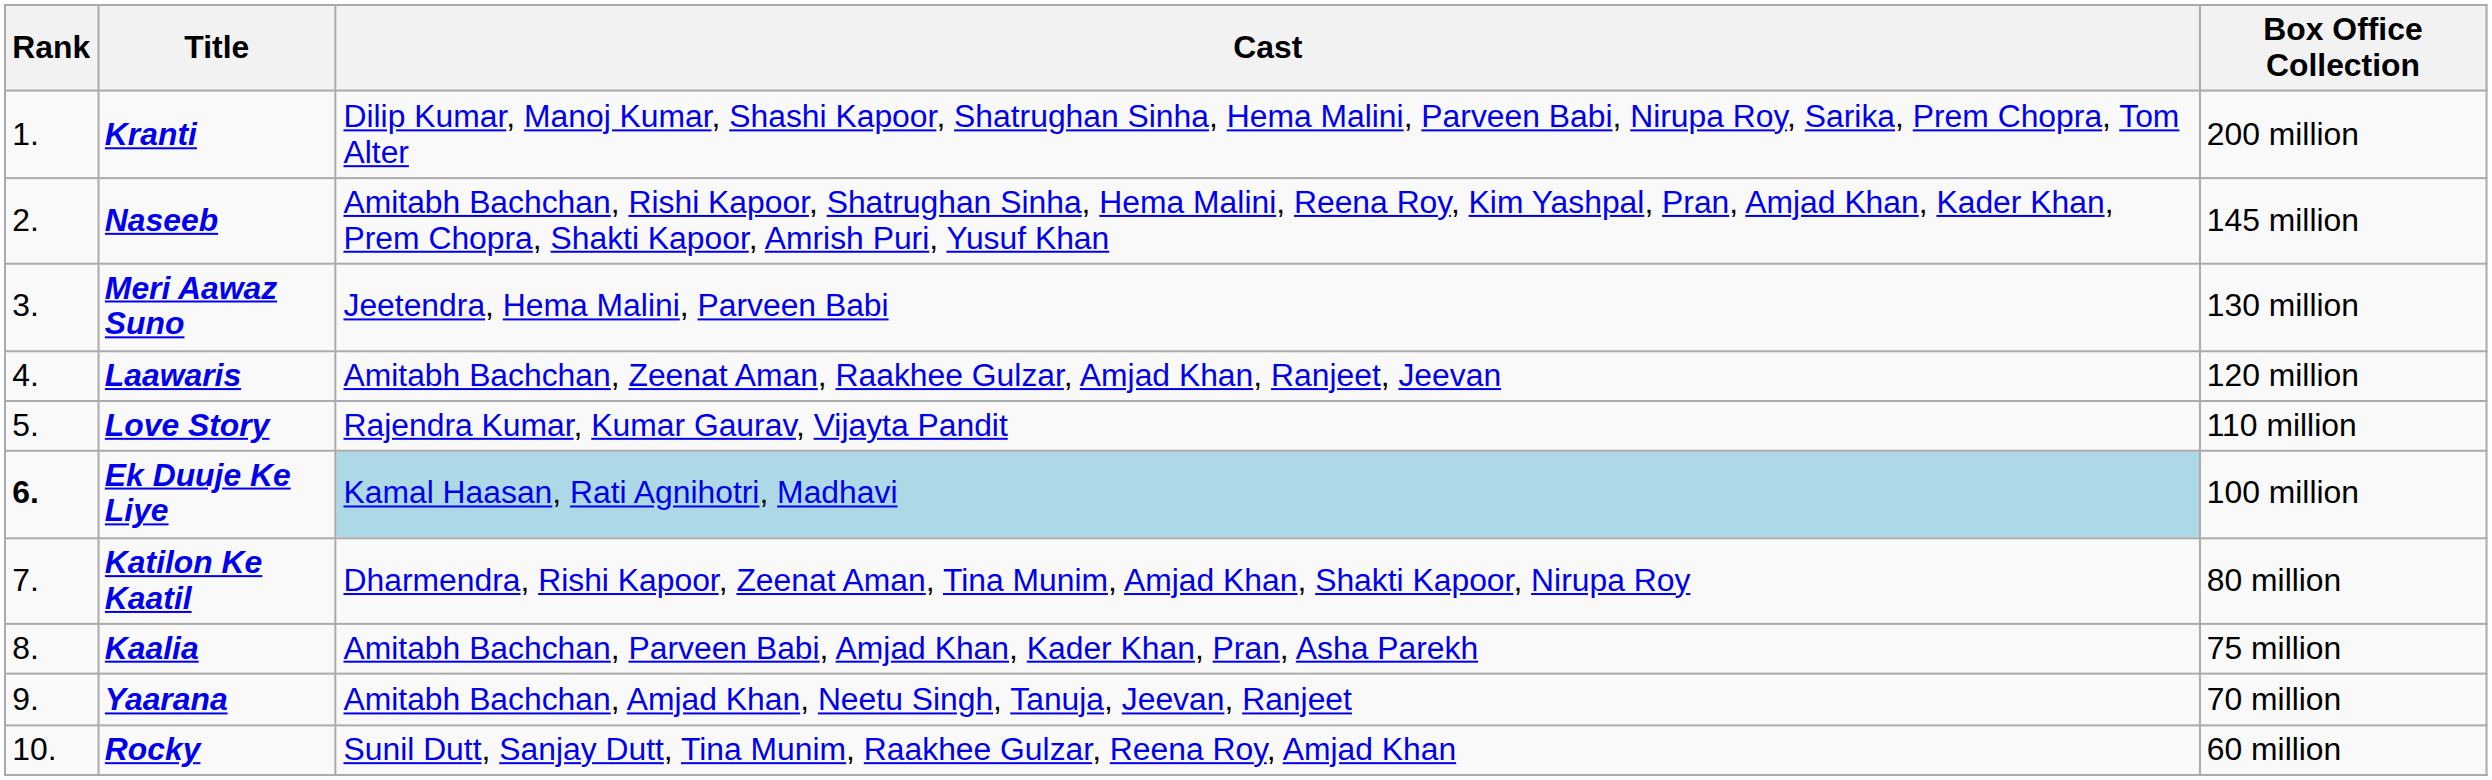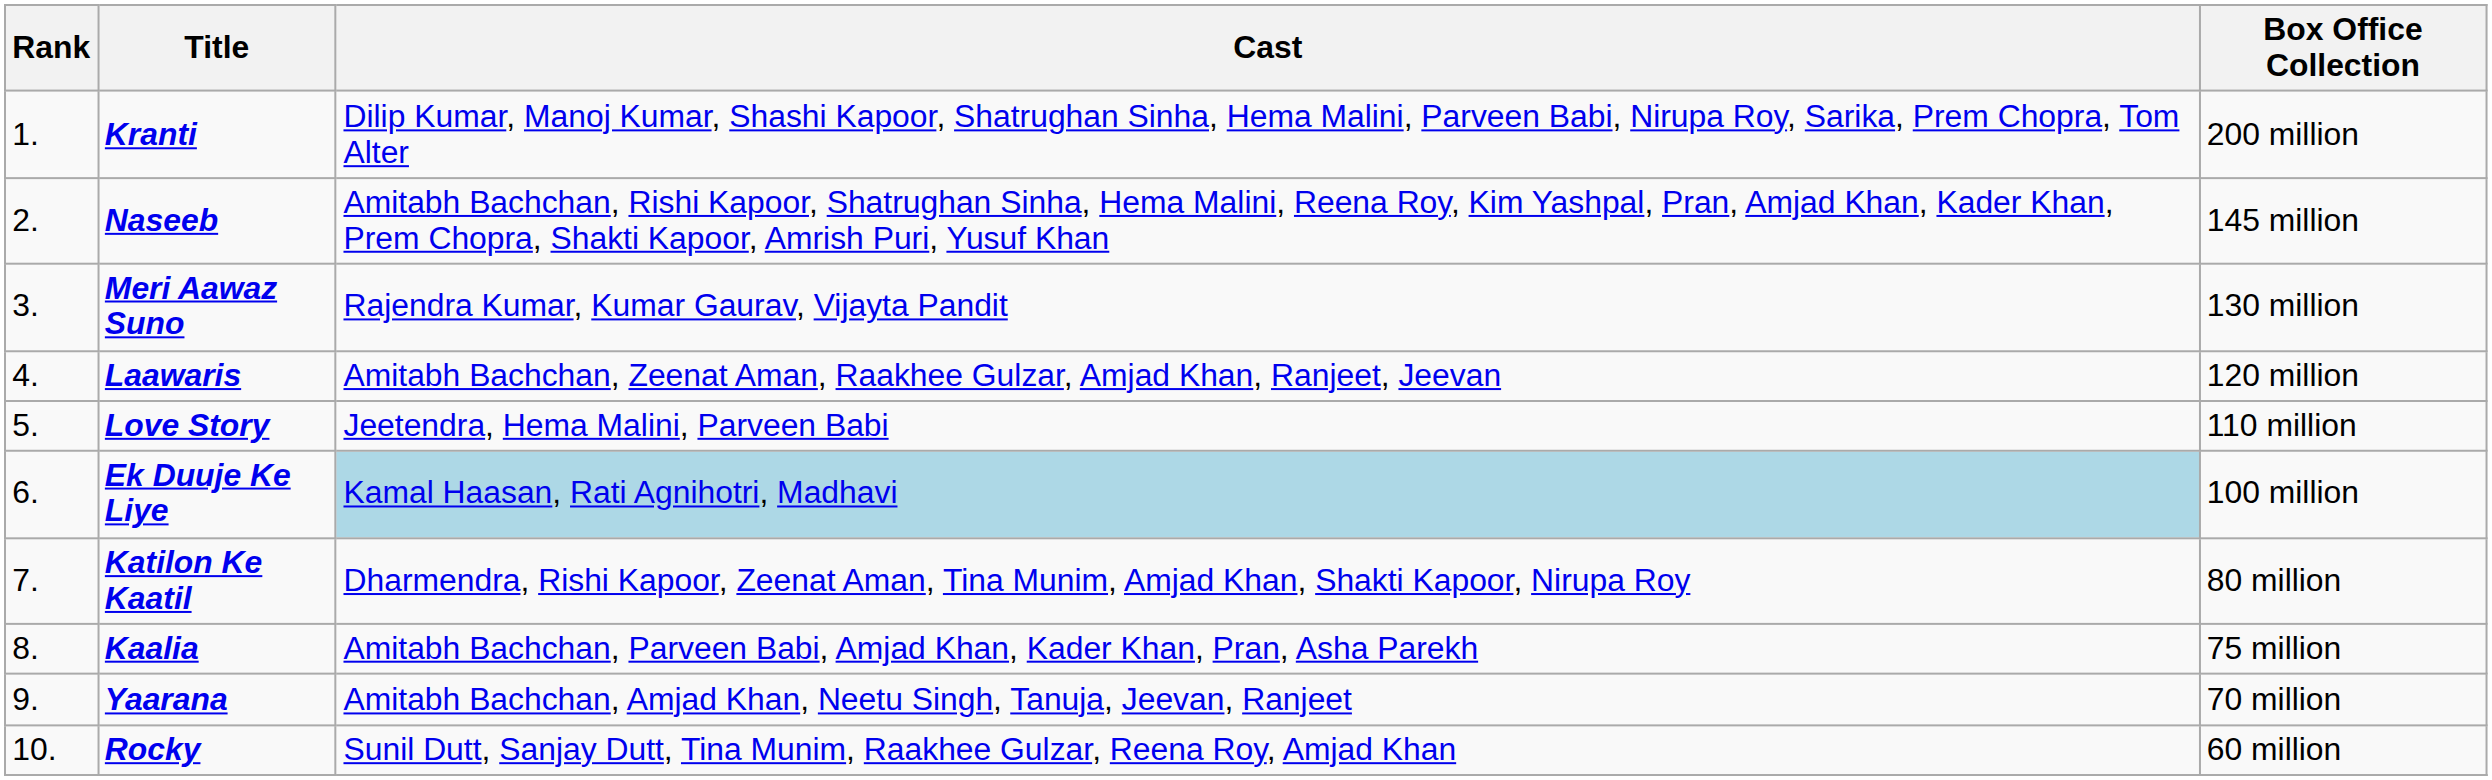(616, 306) Jeetendra, Hema Malini, Parveen Babi -> (676, 306) Rajendra Kumar, Kumar Gaurav, Vijayta Pandit
(676, 425) Rajendra Kumar, Kumar Gaurav, Vijayta Pandit -> (616, 425) Jeetendra, Hema Malini, Parveen Babi
(26, 493) bold -> (26, 493) normal
